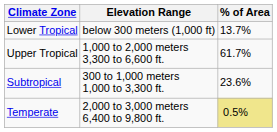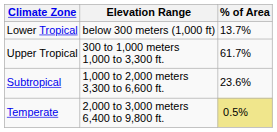(136, 53) 1,000 to 2,000 meters 3,300 to 6,600 ft. -> (131, 53) 300 to 1,000 meters 1,000 to 3,300 ft.
(131, 83) 300 to 1,000 meters 1,000 to 3,300 ft. -> (136, 83) 1,000 to 2,000 meters 3,300 to 6,600 ft.
